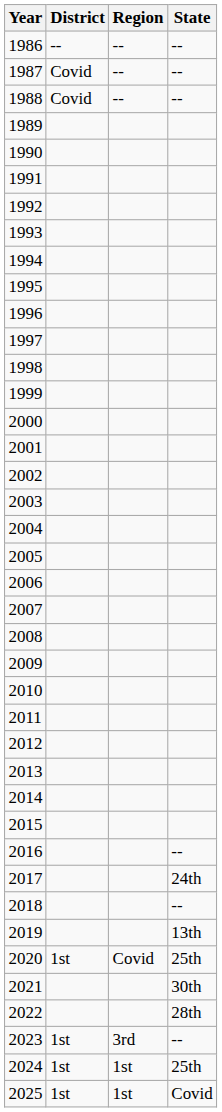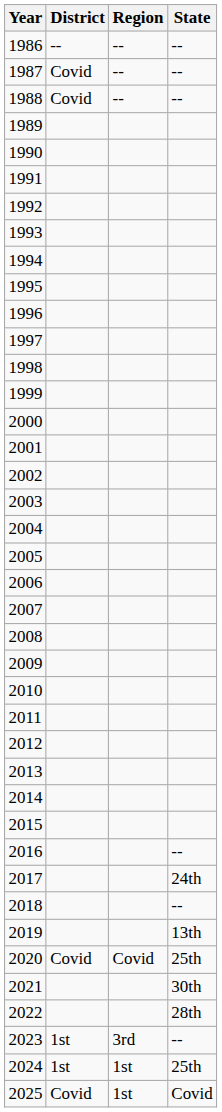(60, 959) 1st -> (71, 959) Covid
(60, 1093) 1st -> (71, 1093) Covid
